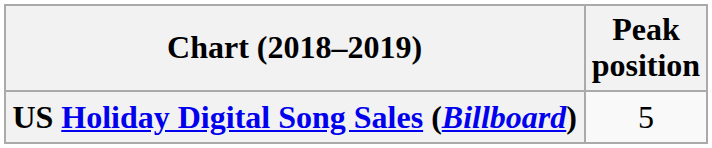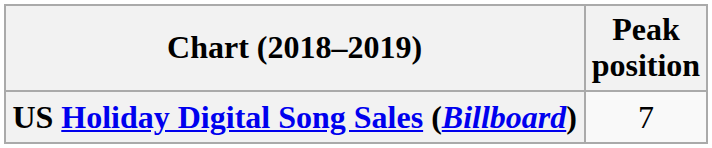(646, 116) 5 -> (646, 116) 7
